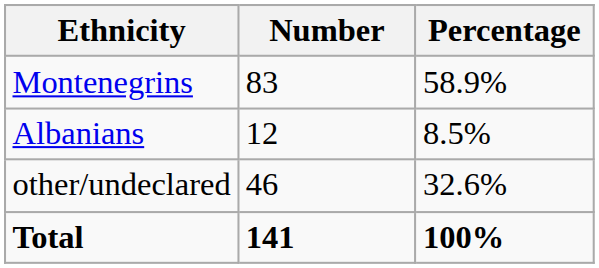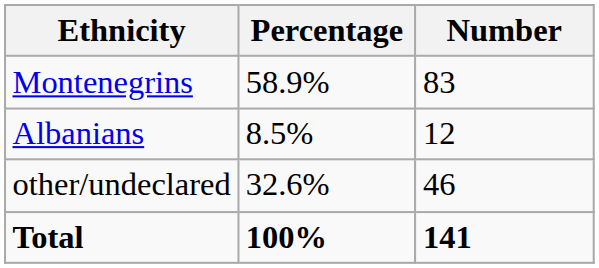columns swapped: (327, 30) <-> (504, 30)
